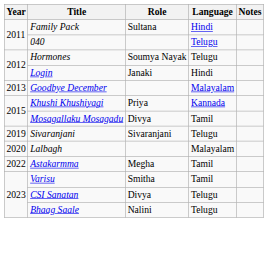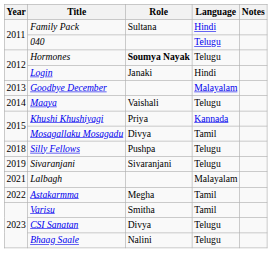(157, 57) normal -> (159, 57) bold
+ row: (43, 103)
+ row: (55, 149)
(16, 149) 2020 -> (16, 179) 2021
